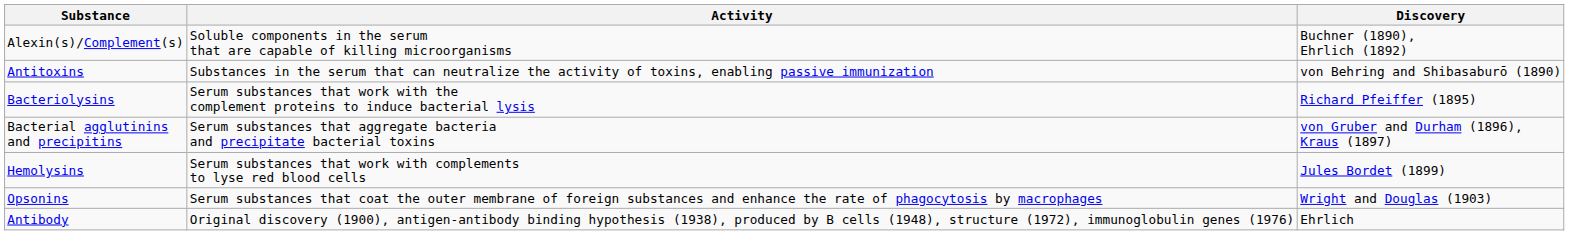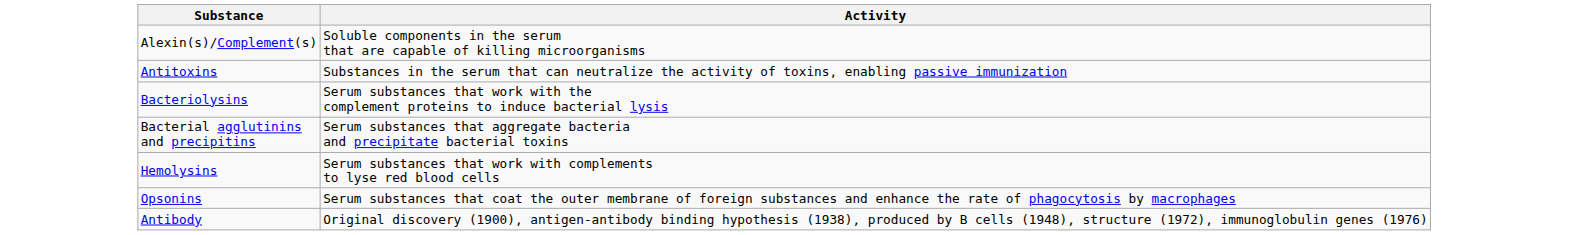- column: (1431, 15)
